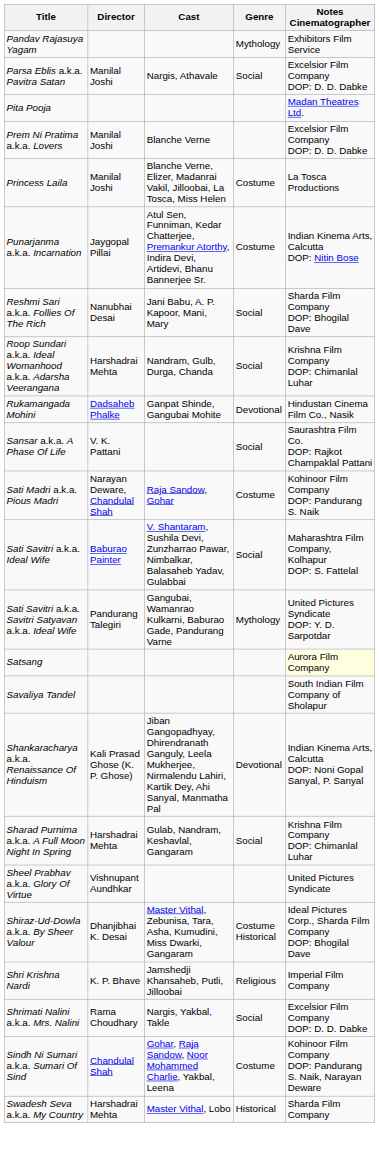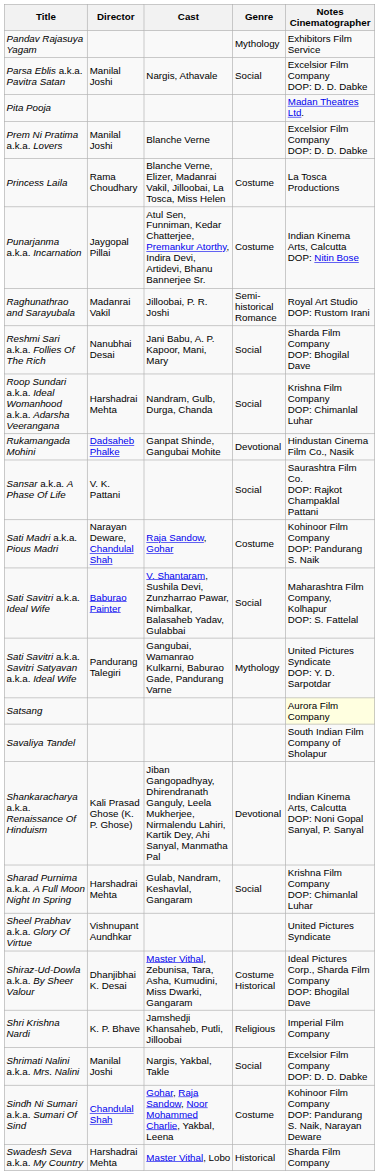(105, 182) Manilal Joshi -> (114, 182) Rama Choudhary
+ row: (41, 307)
(114, 1018) Rama Choudhary -> (105, 1066) Manilal Joshi
